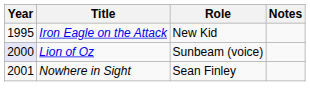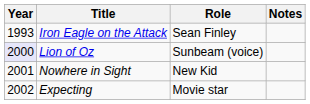(20, 33) 1995 -> (20, 33) 1993
(195, 33) New Kid -> (204, 33) Sean Finley
(204, 71) Sean Finley -> (195, 71) New Kid
+ row: (66, 90)
